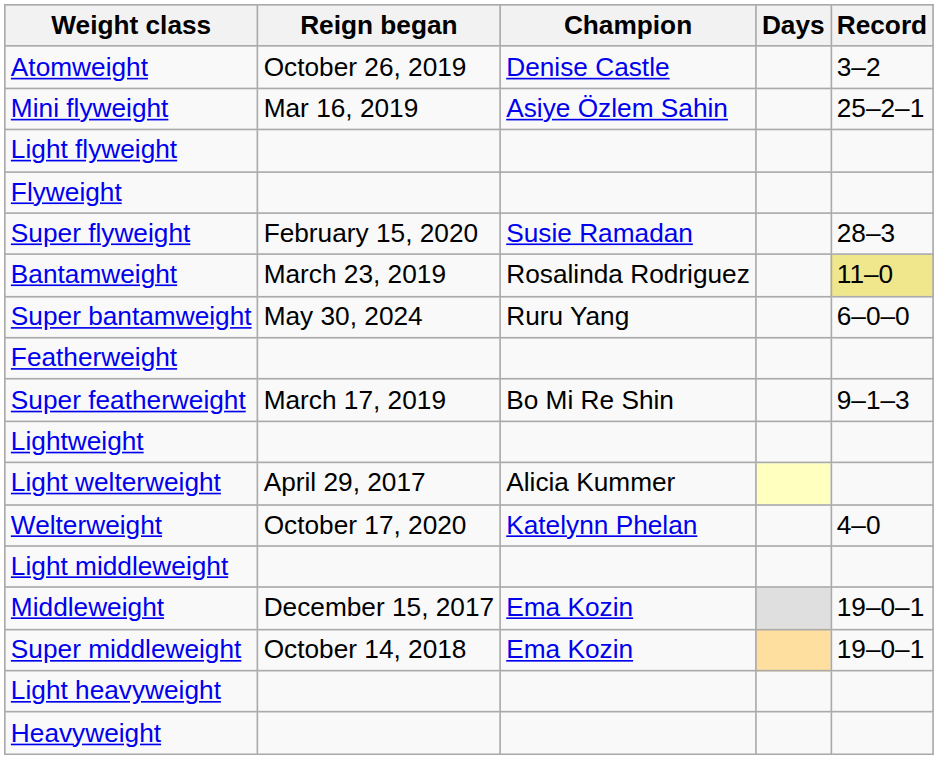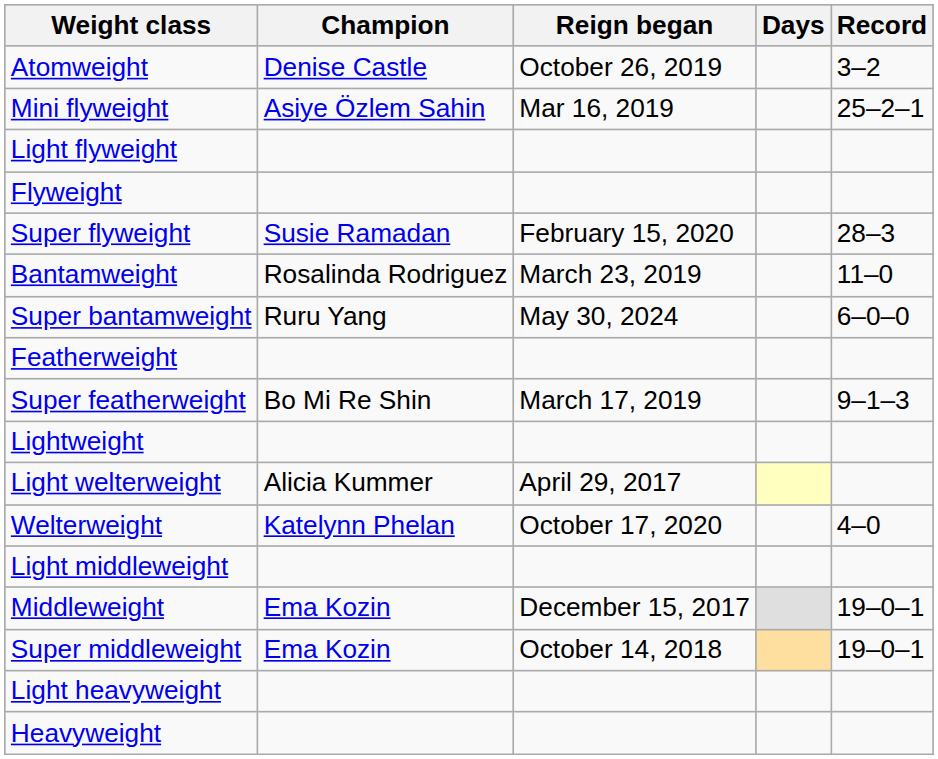columns swapped: (628, 25) <-> (379, 25)
(865, 274) khaki background -> (865, 274) no background
